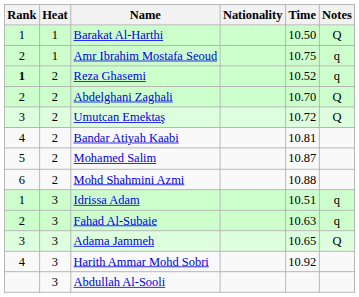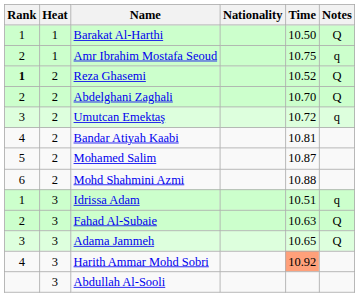(337, 76) q -> (337, 76) Q
(337, 117) Q -> (337, 117) q
(337, 220) q -> (337, 220) Q
(302, 261) no background -> (302, 261) lightsalmon background
